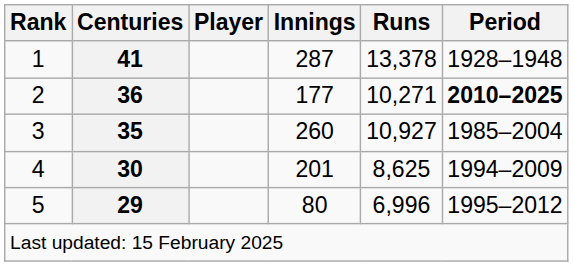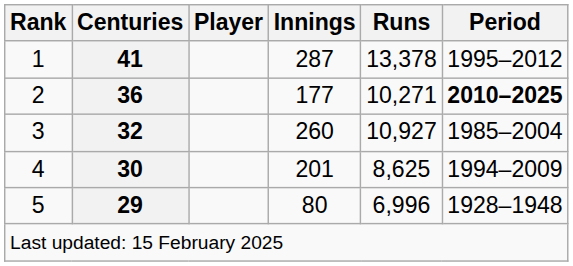(505, 59) 1928–1948 -> (505, 59) 1995–2012
(130, 132) 35 -> (130, 132) 32
(505, 205) 1995–2012 -> (505, 205) 1928–1948
